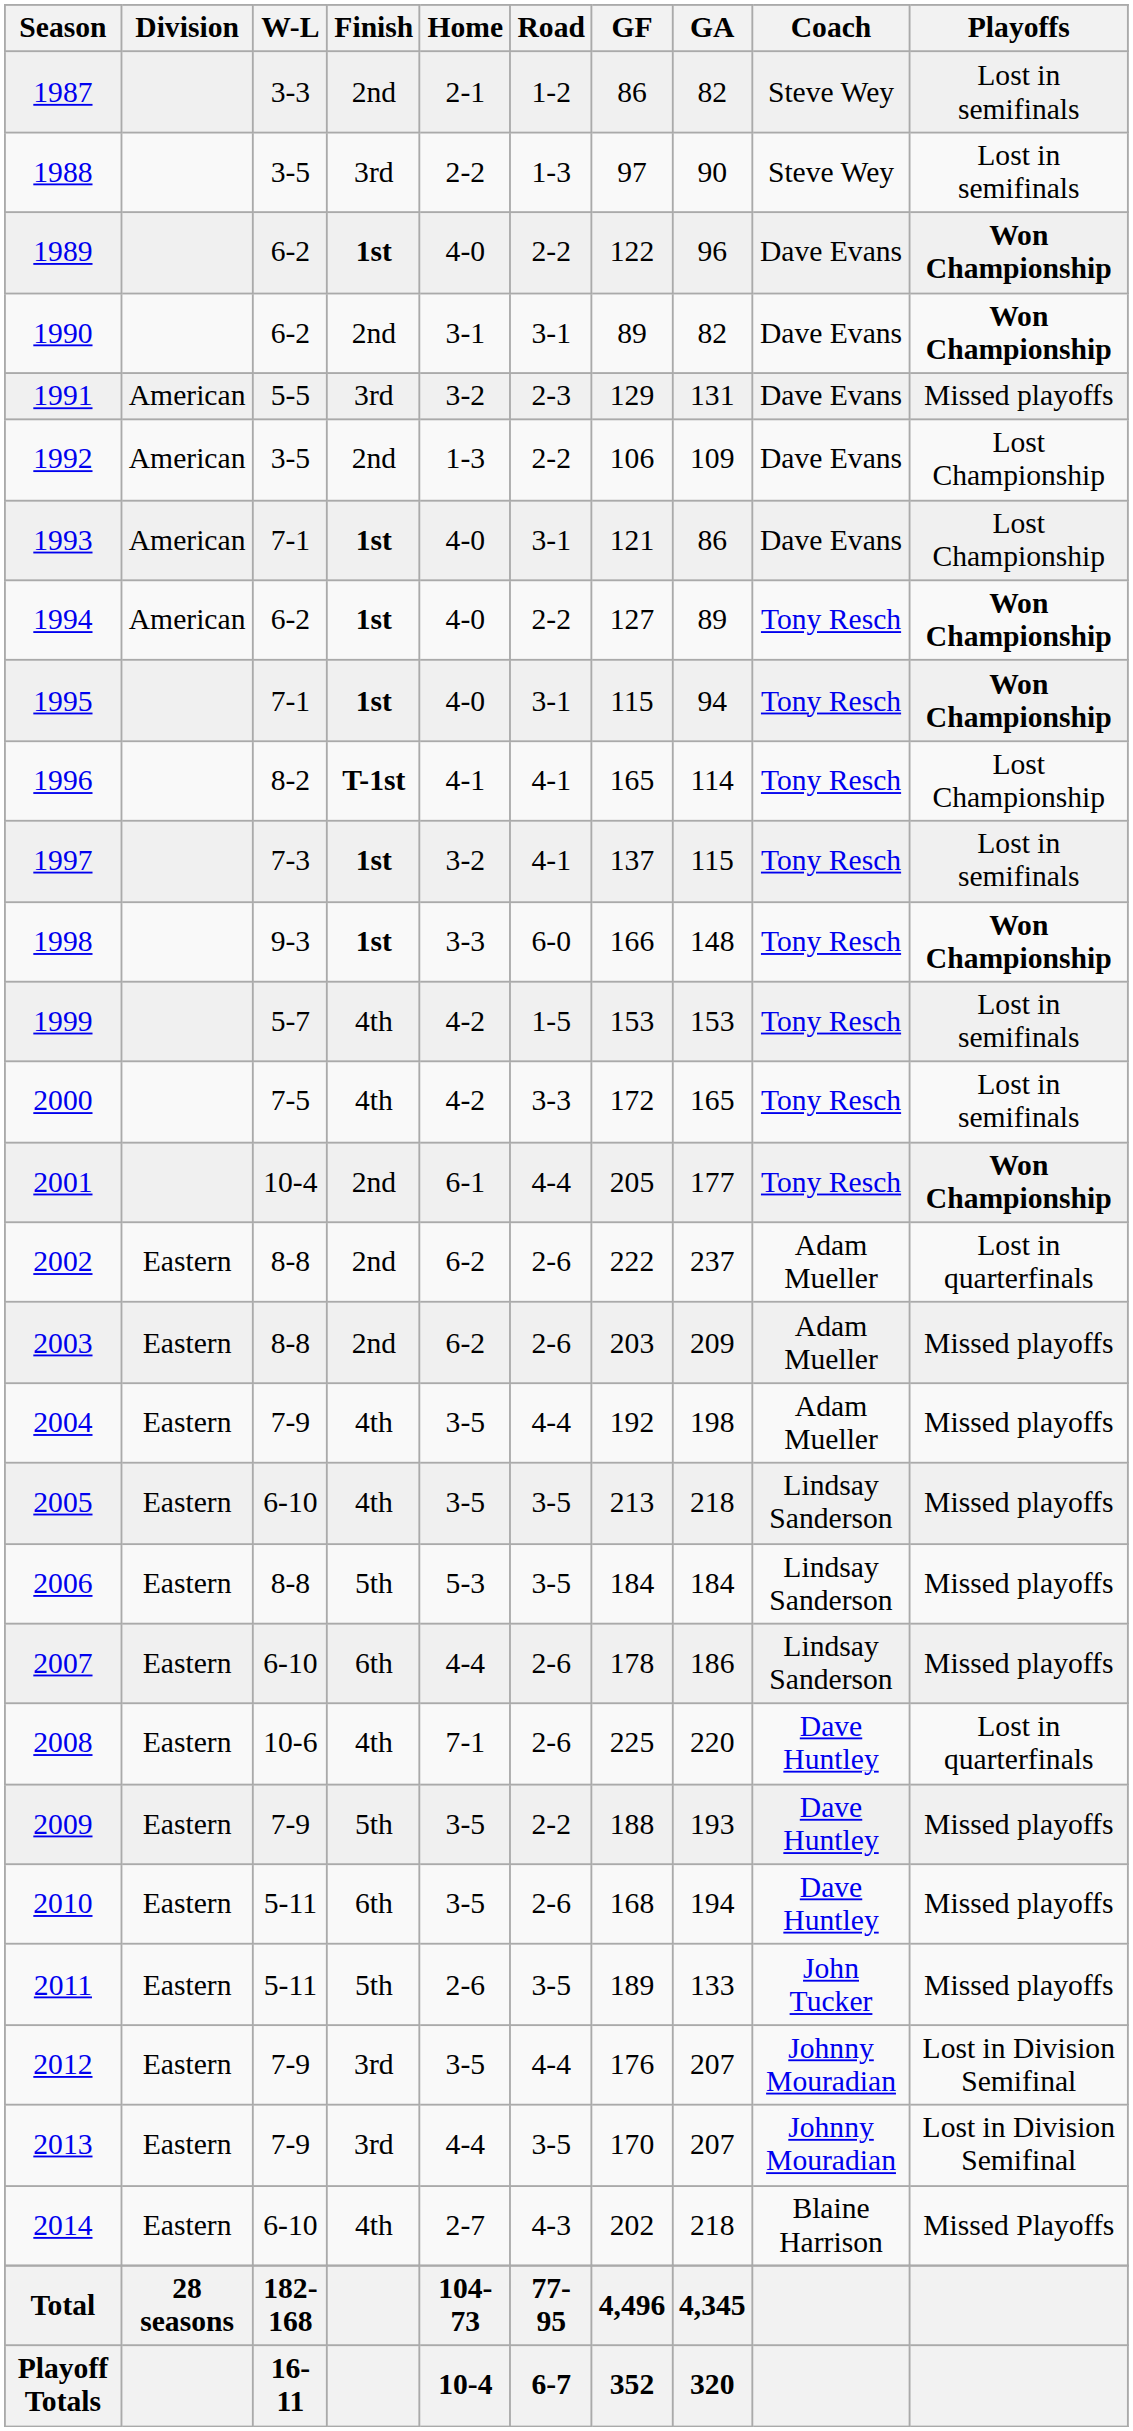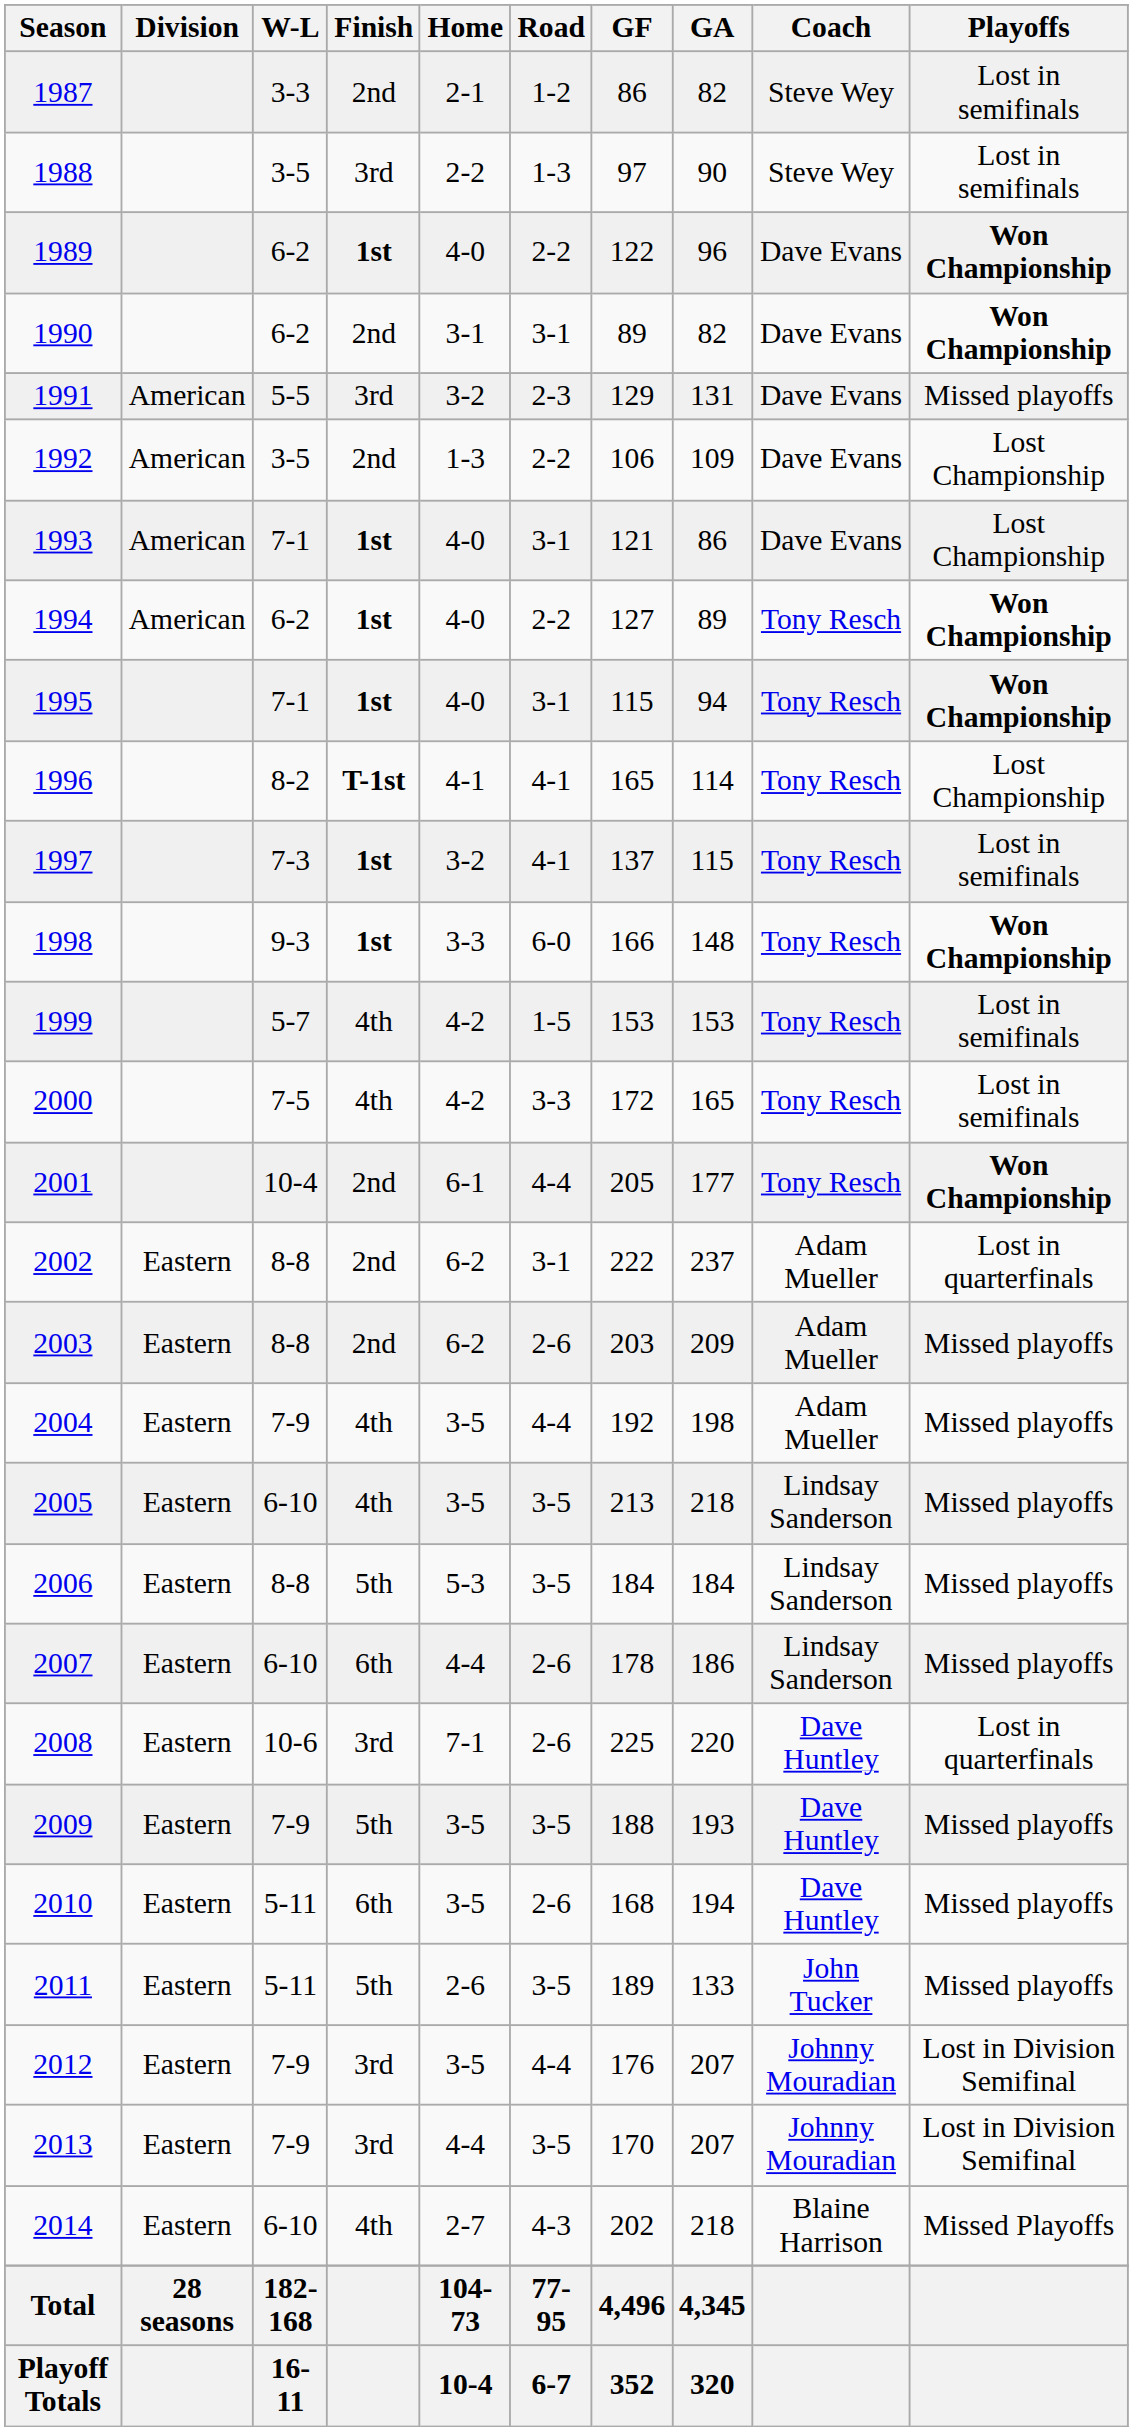(551, 1261) 2-6 -> (551, 1261) 3-1
(374, 1743) 4th -> (374, 1743) 3rd
(551, 1823) 2-2 -> (551, 1823) 3-5
